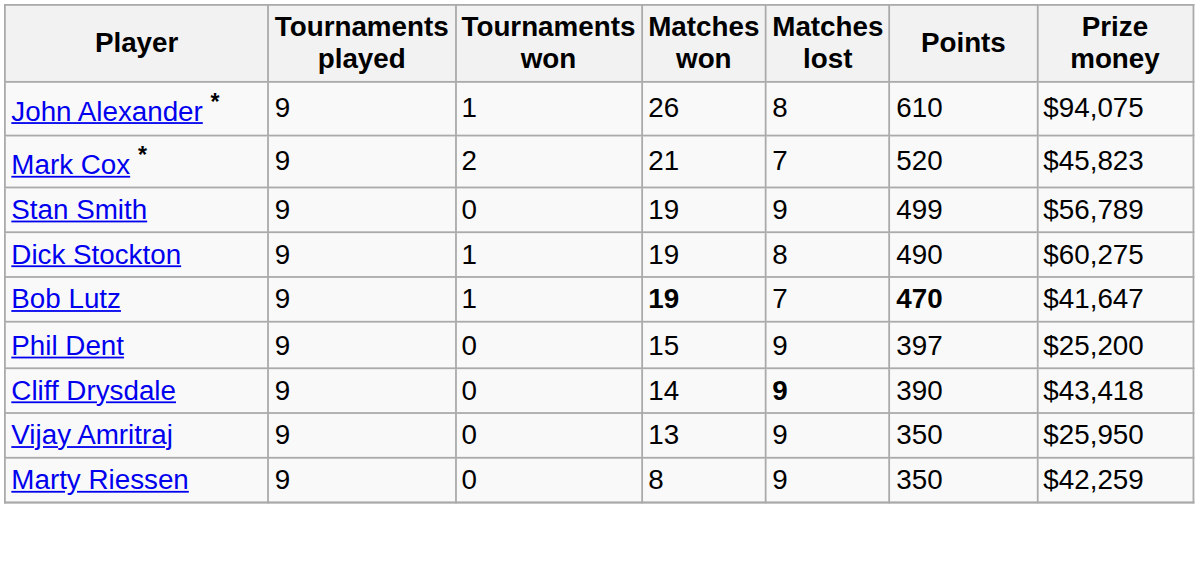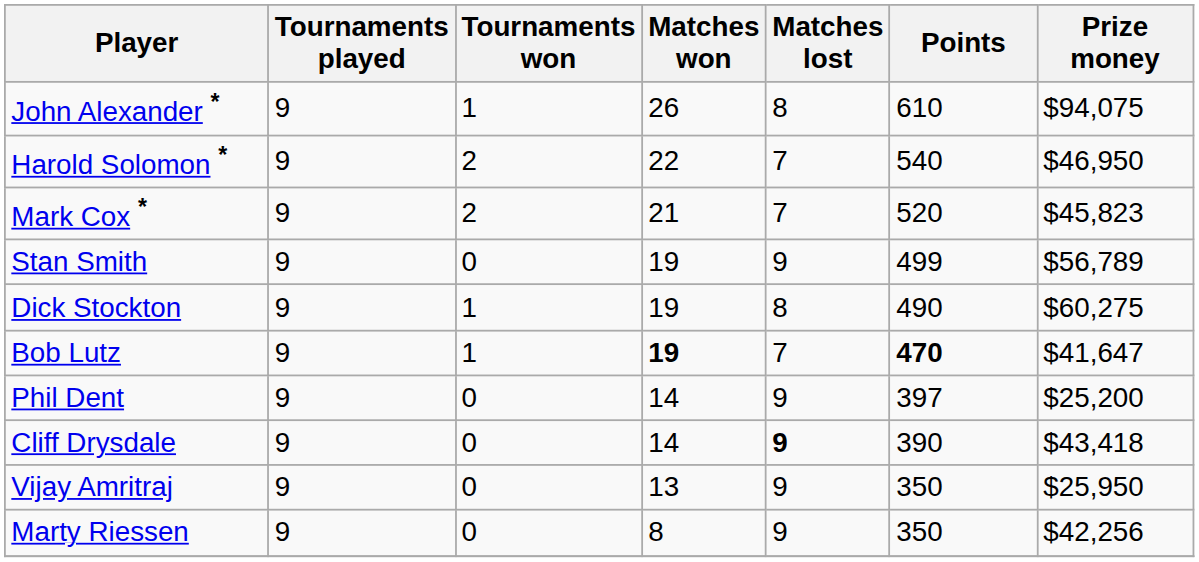+ row: (119, 160)
(664, 344) 15 -> (664, 396) 14
(1094, 479) $42,259 -> (1094, 532) $42,256
